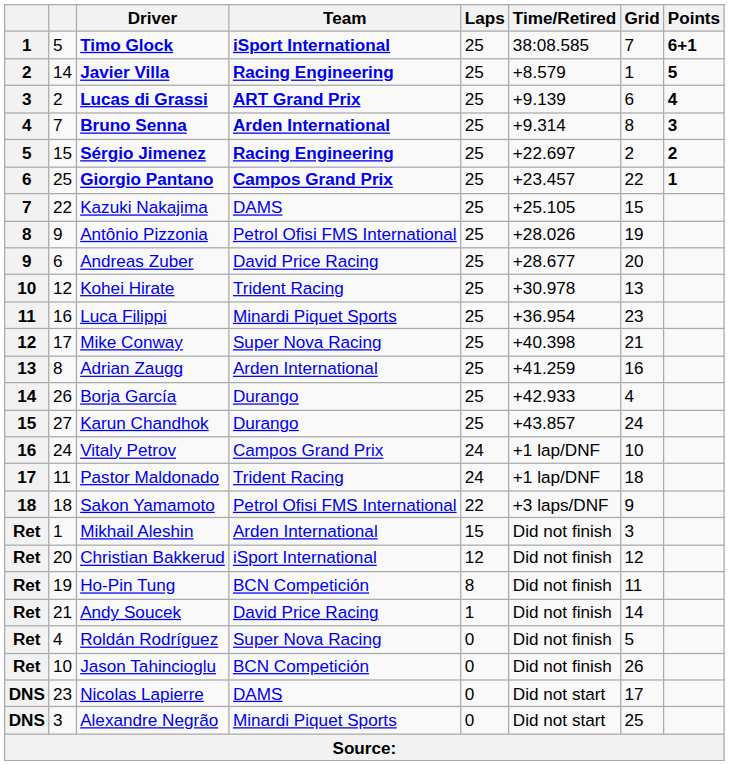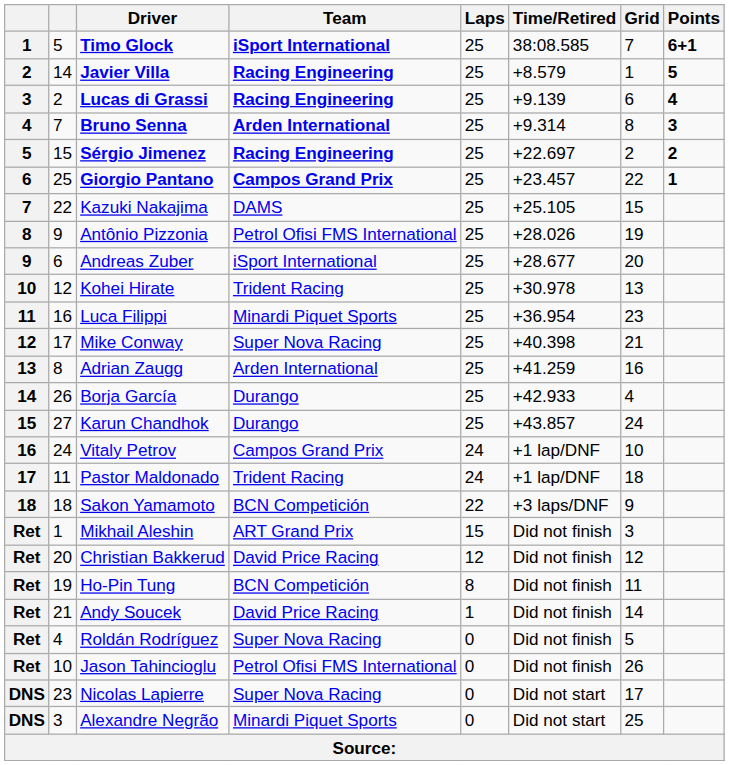(297, 99) ART Grand Prix -> (313, 99) Racing Engineering
(306, 261) David Price Racing -> (305, 261) iSport International
(345, 504) Petrol Ofisi FMS International -> (301, 504) BCN Competición
(305, 531) Arden International -> (293, 531) ART Grand Prix
(305, 558) iSport International -> (306, 558) David Price Racing
(301, 666) BCN Competición -> (345, 666) Petrol Ofisi FMS International
(258, 693) DAMS -> (307, 693) Super Nova Racing
